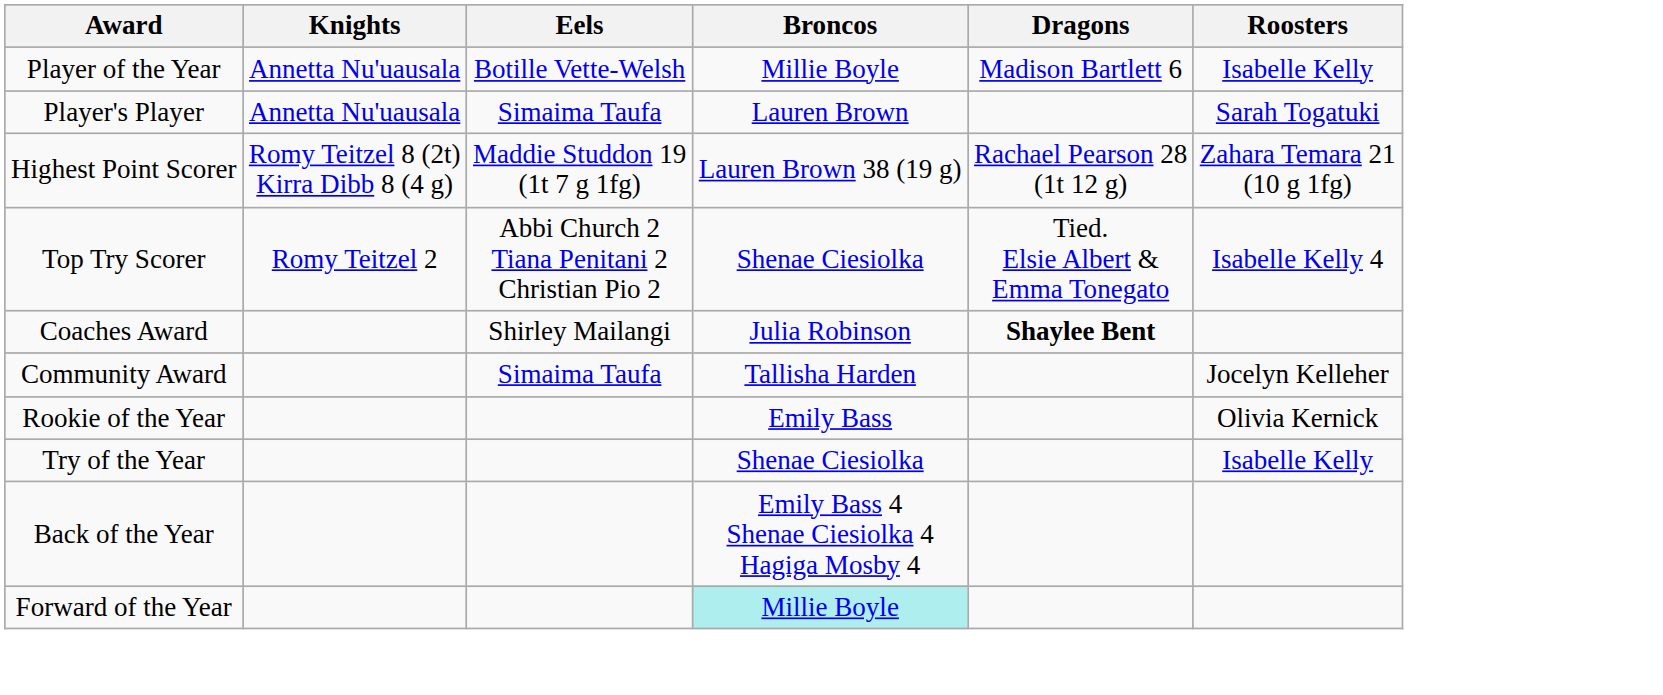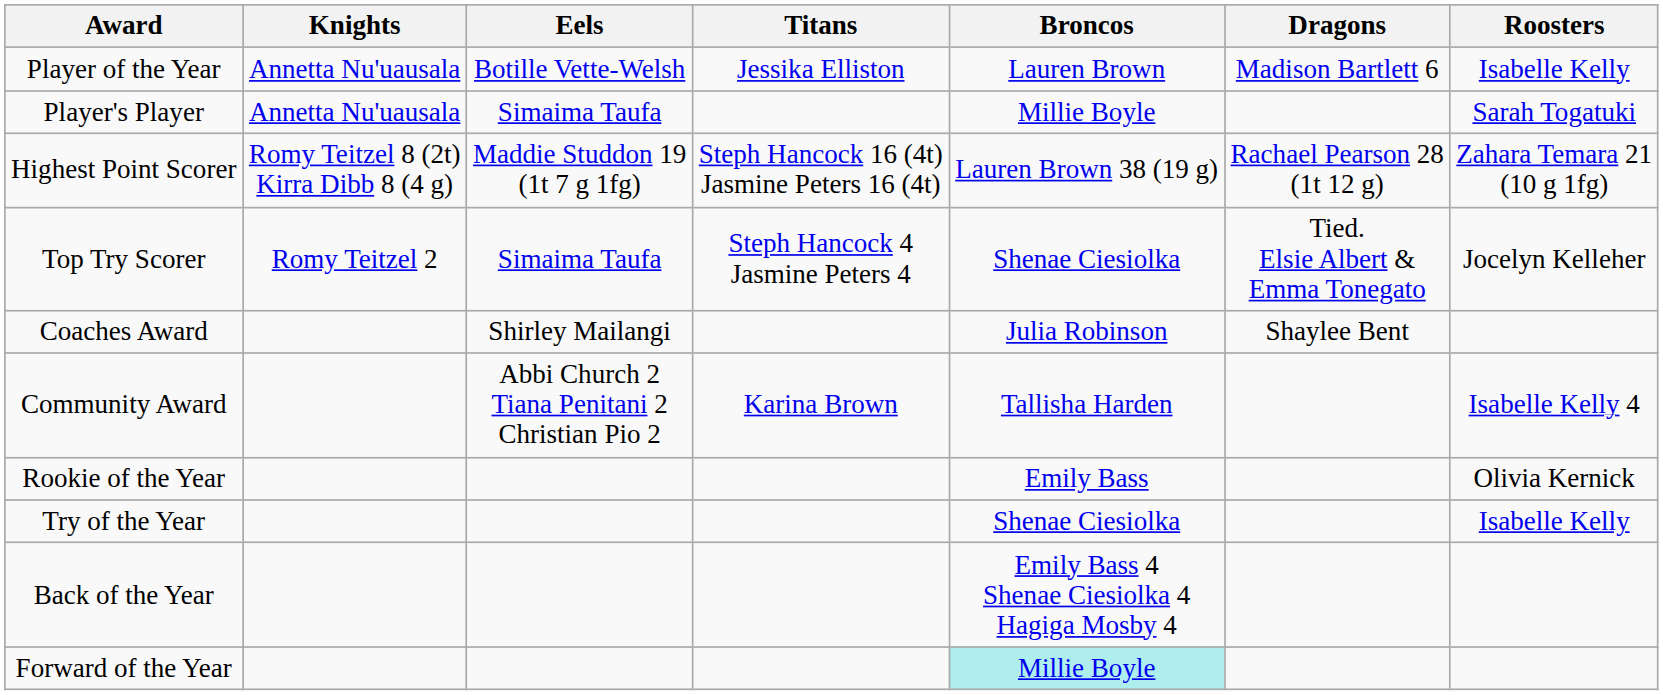+ column: (821, 25)
(830, 68) Millie Boyle -> (1087, 68) Lauren Brown
(830, 111) Lauren Brown -> (1087, 111) Millie Boyle
(580, 258) Abbi Church 2 Tiana Penitani 2 Christian Pio 2 -> (580, 258) Simaima Taufa
(1298, 258) Isabelle Kelly 4 -> (1554, 258) Jocelyn Kelleher
(1081, 331) bold -> (1337, 331) normal
(580, 374) Simaima Taufa -> (580, 404) Abbi Church 2 Tiana Penitani 2 Christian Pio 2
(1298, 374) Jocelyn Kelleher -> (1554, 404) Isabelle Kelly 4
